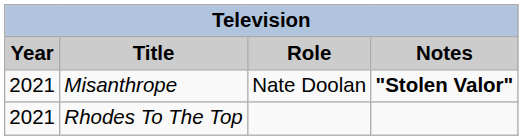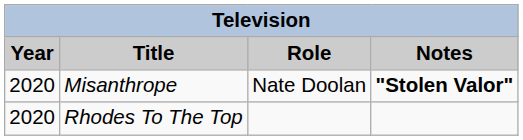(32, 85) 2021 -> (32, 85) 2020
(32, 118) 2021 -> (32, 118) 2020
